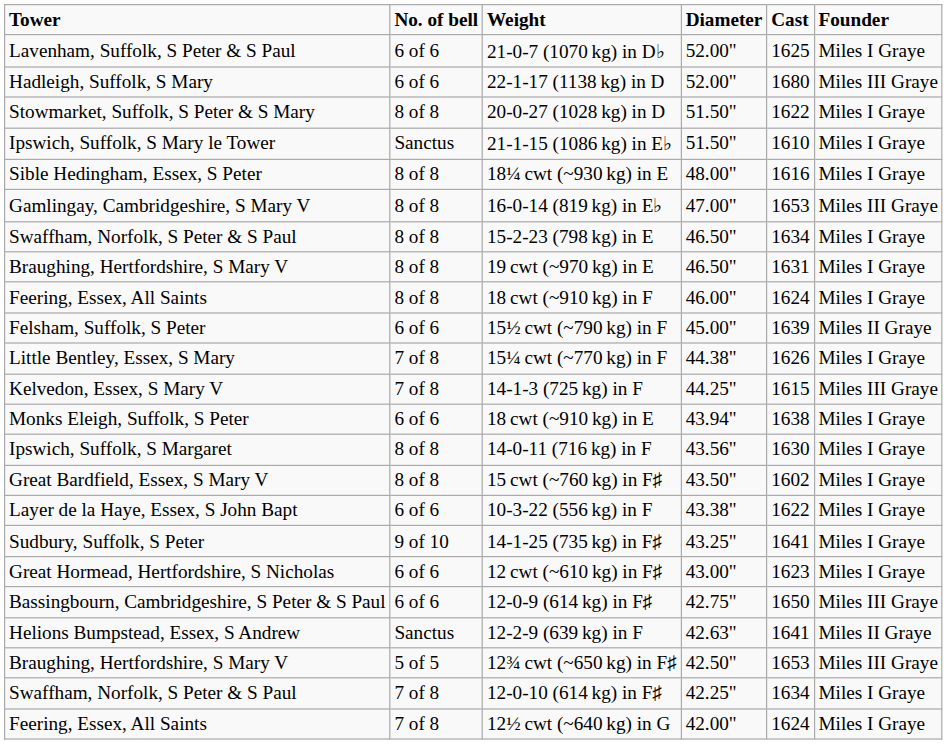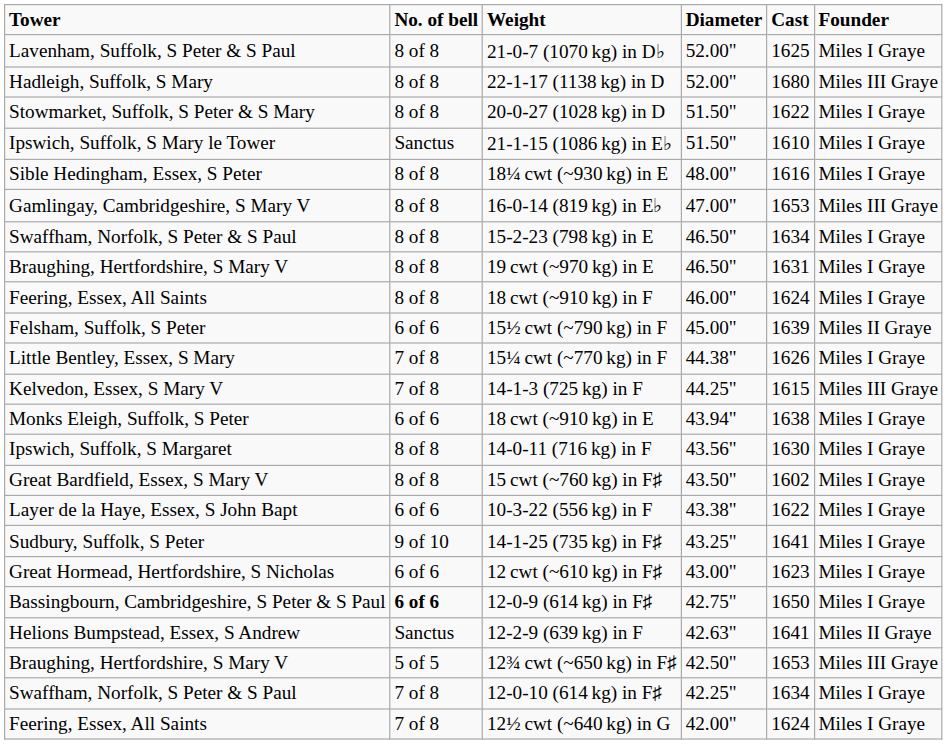(417, 50) 6 of 6 -> (417, 50) 8 of 8
(417, 81) 6 of 6 -> (417, 81) 8 of 8
(417, 601) normal -> (417, 601) bold
(878, 601) Miles III Graye -> (872, 601) Miles I Graye
